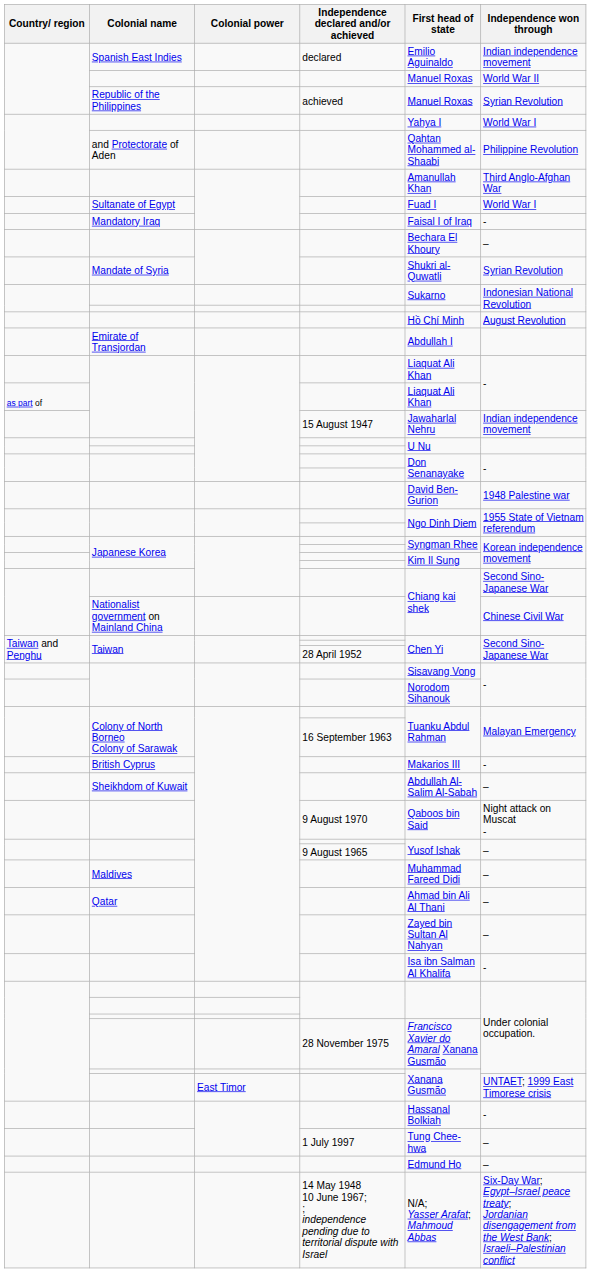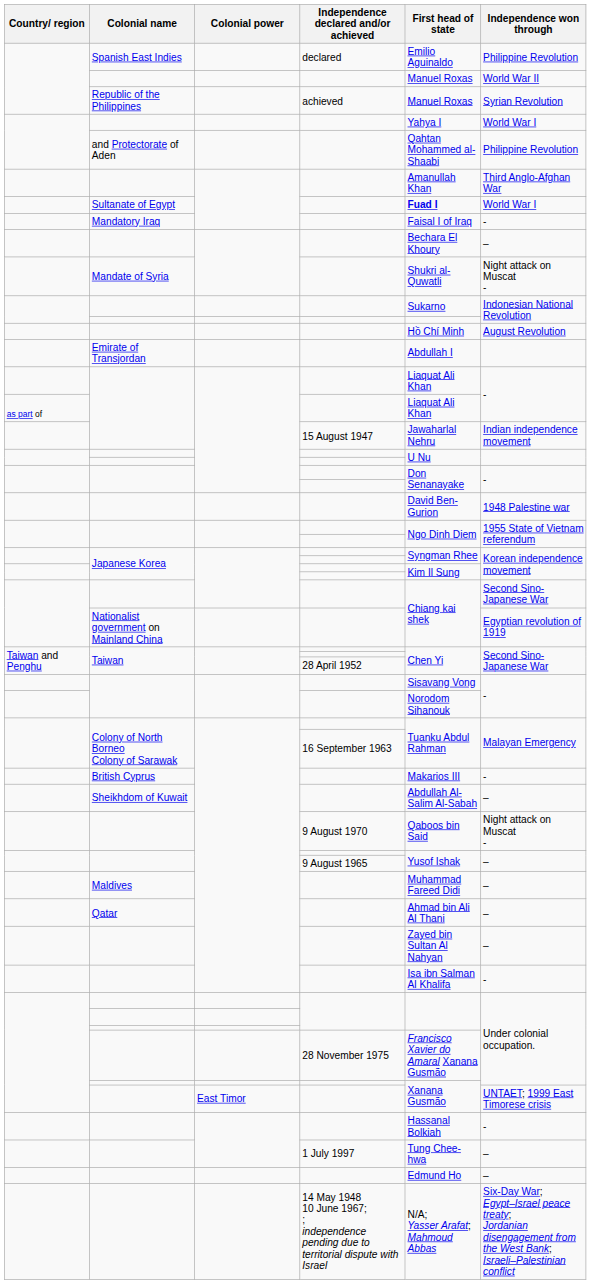(530, 57) Indian independence movement -> (531, 57) Philippine Revolution
(422, 205) normal -> (423, 205) bold
(523, 271) Syrian Revolution -> (517, 276) Night attack on Muscat -
(523, 616) Chinese Civil War -> (532, 627) Egyptian revolution of 1919
